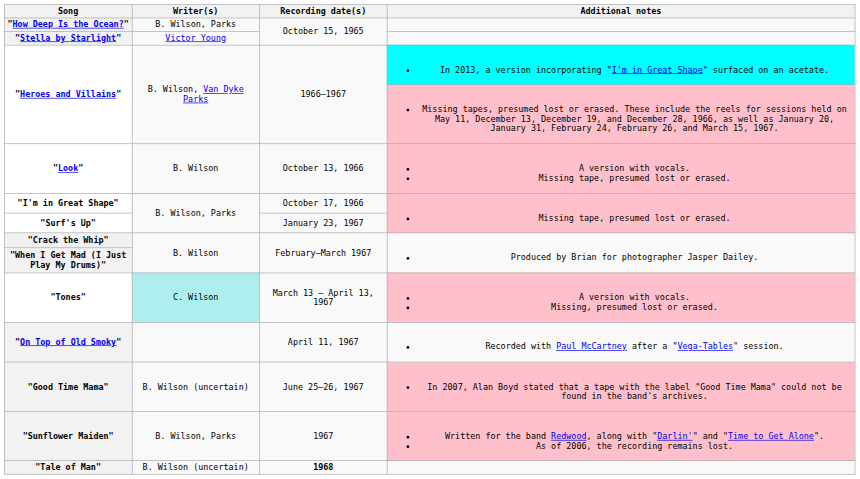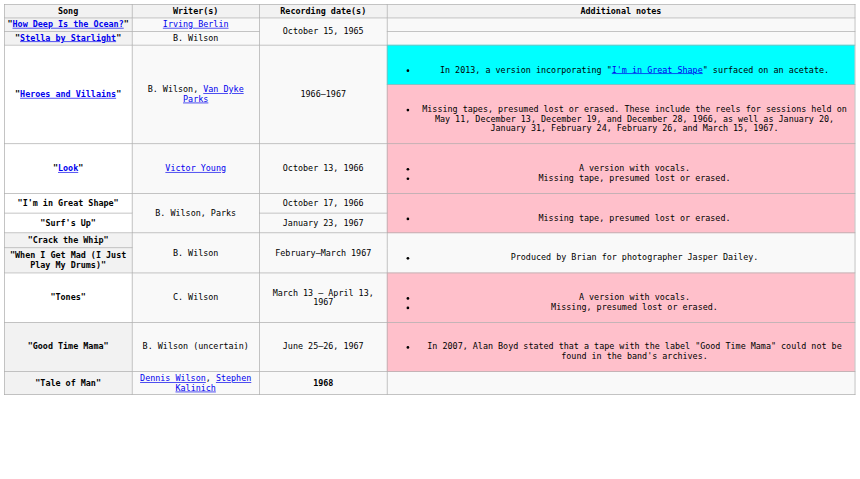(196, 25) B. Wilson, Parks -> (196, 25) Irving Berlin
(196, 39) Victor Young -> (196, 39) B. Wilson
(196, 169) B. Wilson -> (196, 169) Victor Young
(196, 298) paleturquoise background -> (196, 298) no background
- row: (68, 343)
- row: (68, 437)
(196, 468) B. Wilson (uncertain) -> (196, 384) Dennis Wilson, Stephen Kalinich
